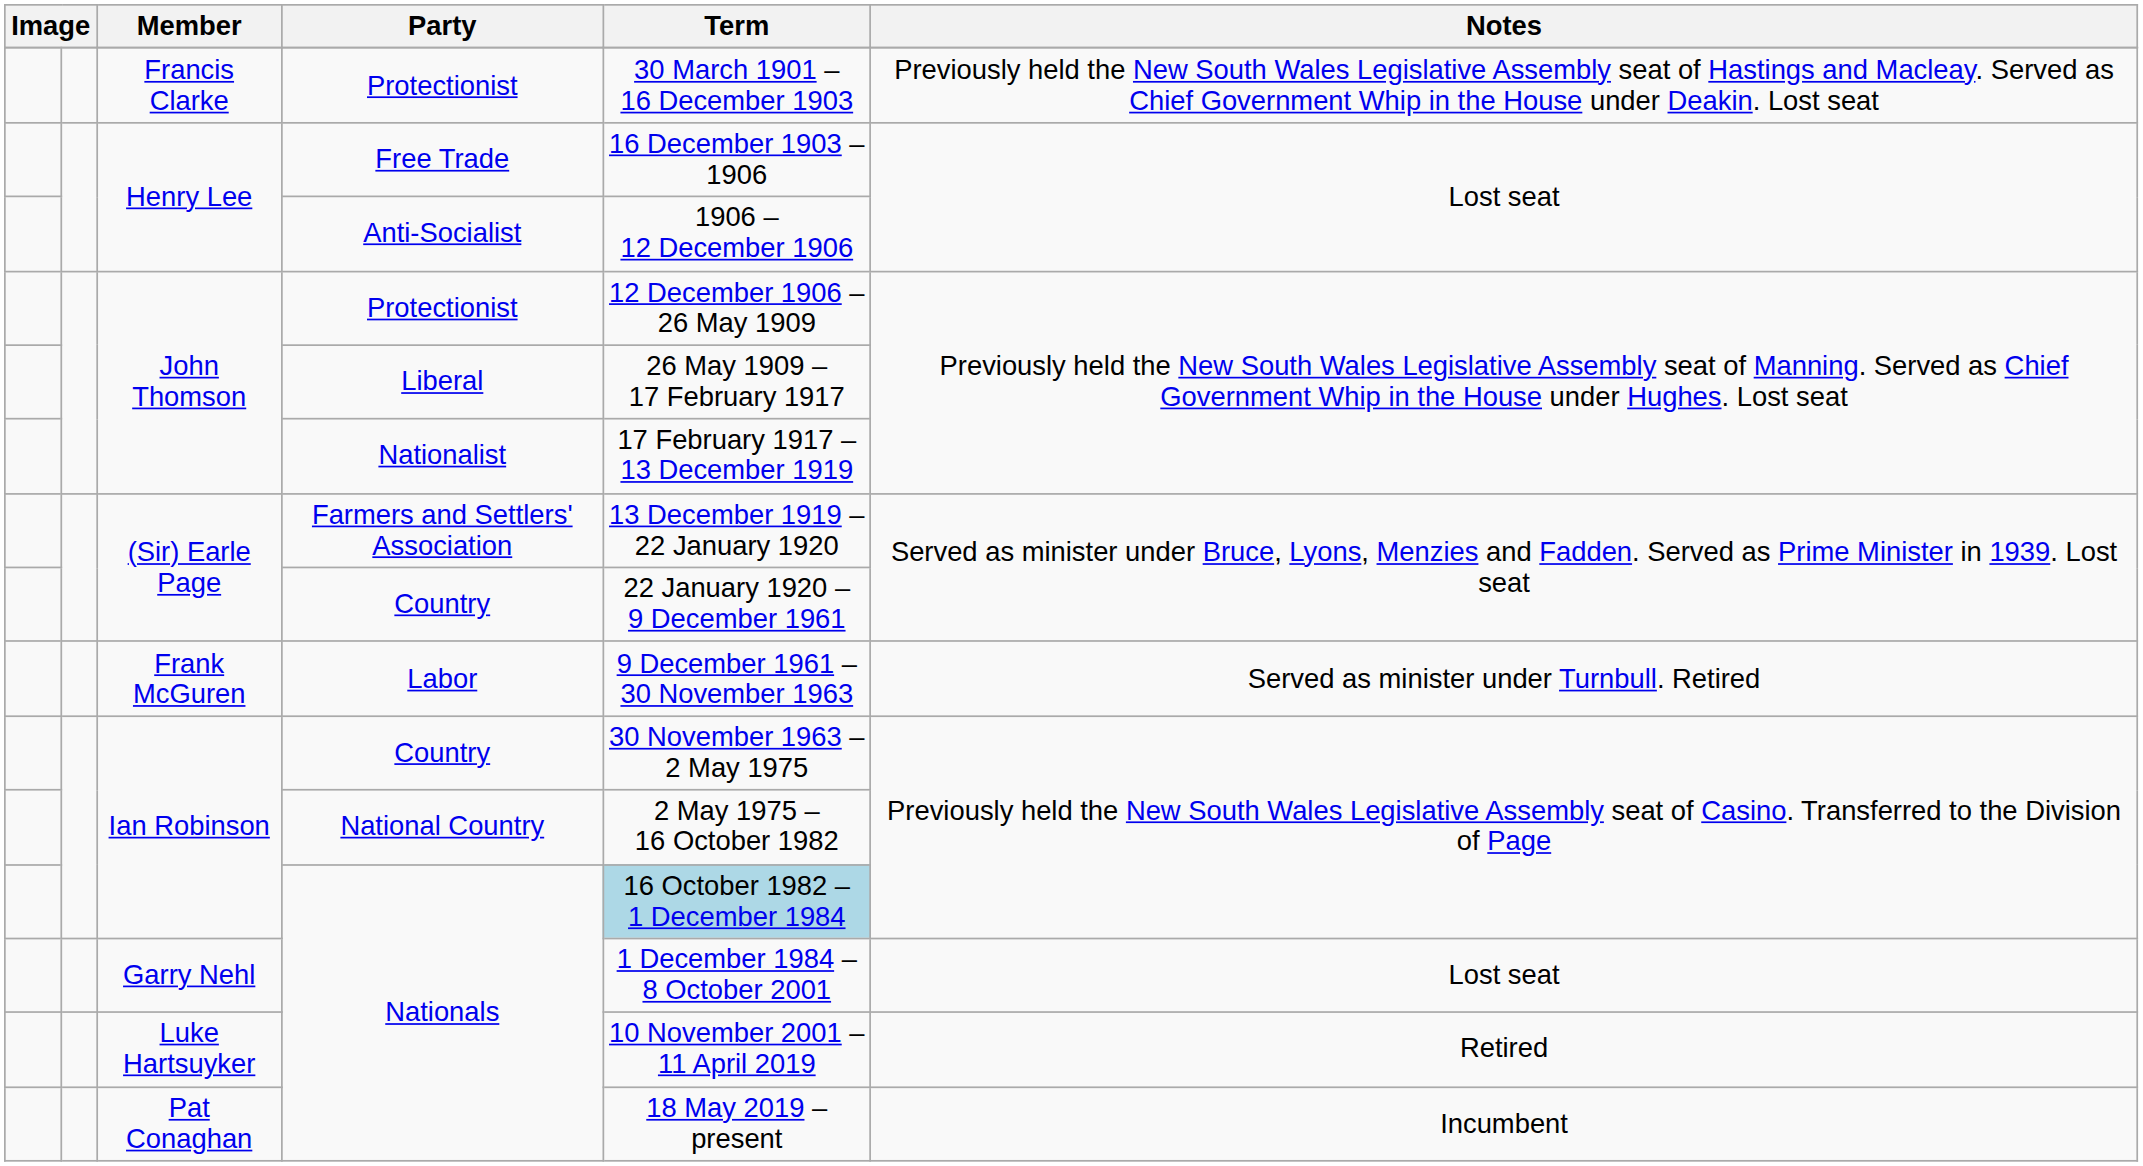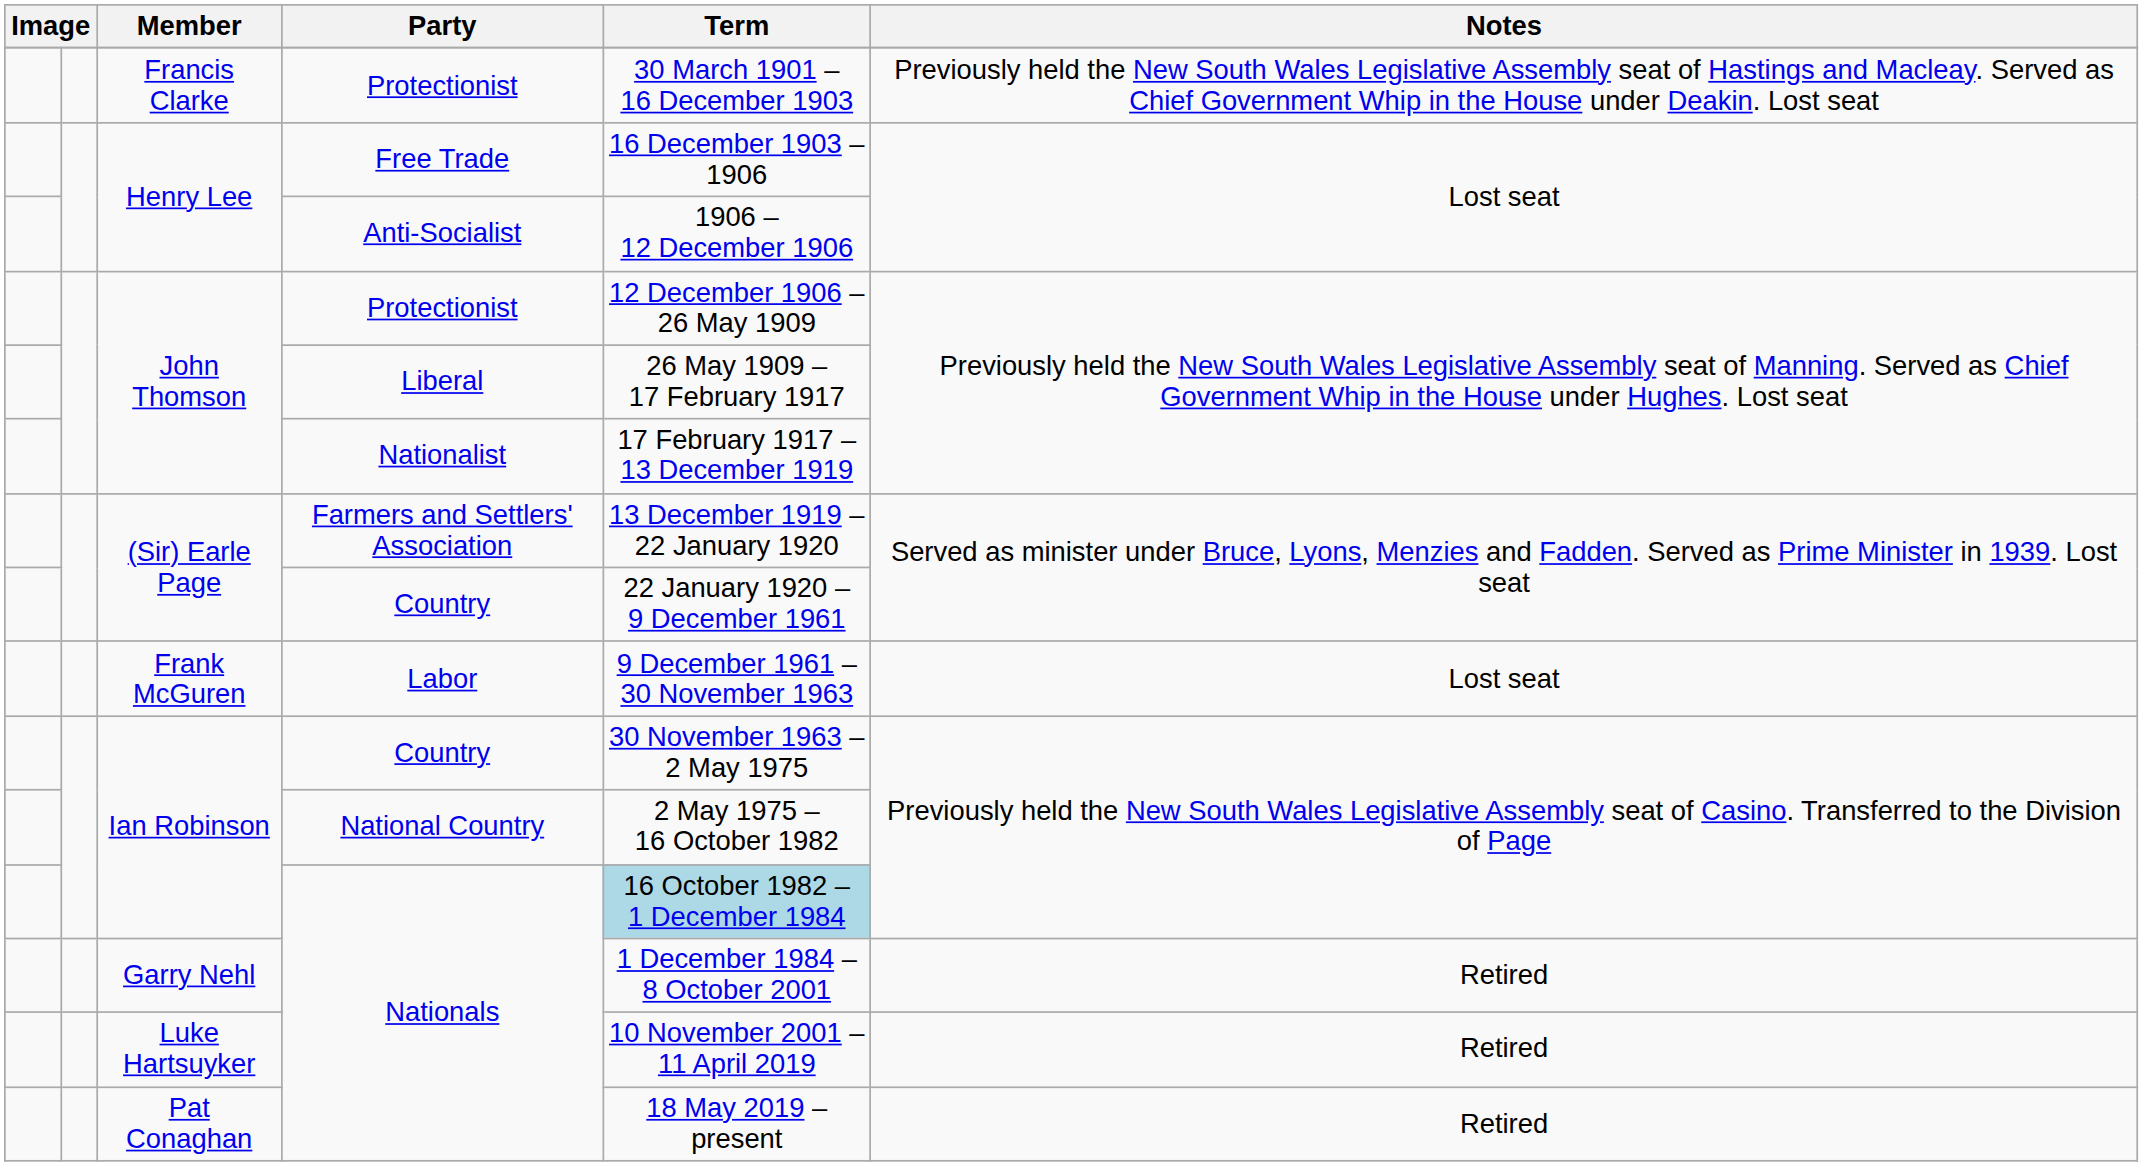(1504, 678) Served as minister under Turnbull. Retired -> (1504, 678) Lost seat
(1504, 975) Lost seat -> (1504, 975) Retired
(1504, 1123) Incumbent -> (1504, 1123) Retired
